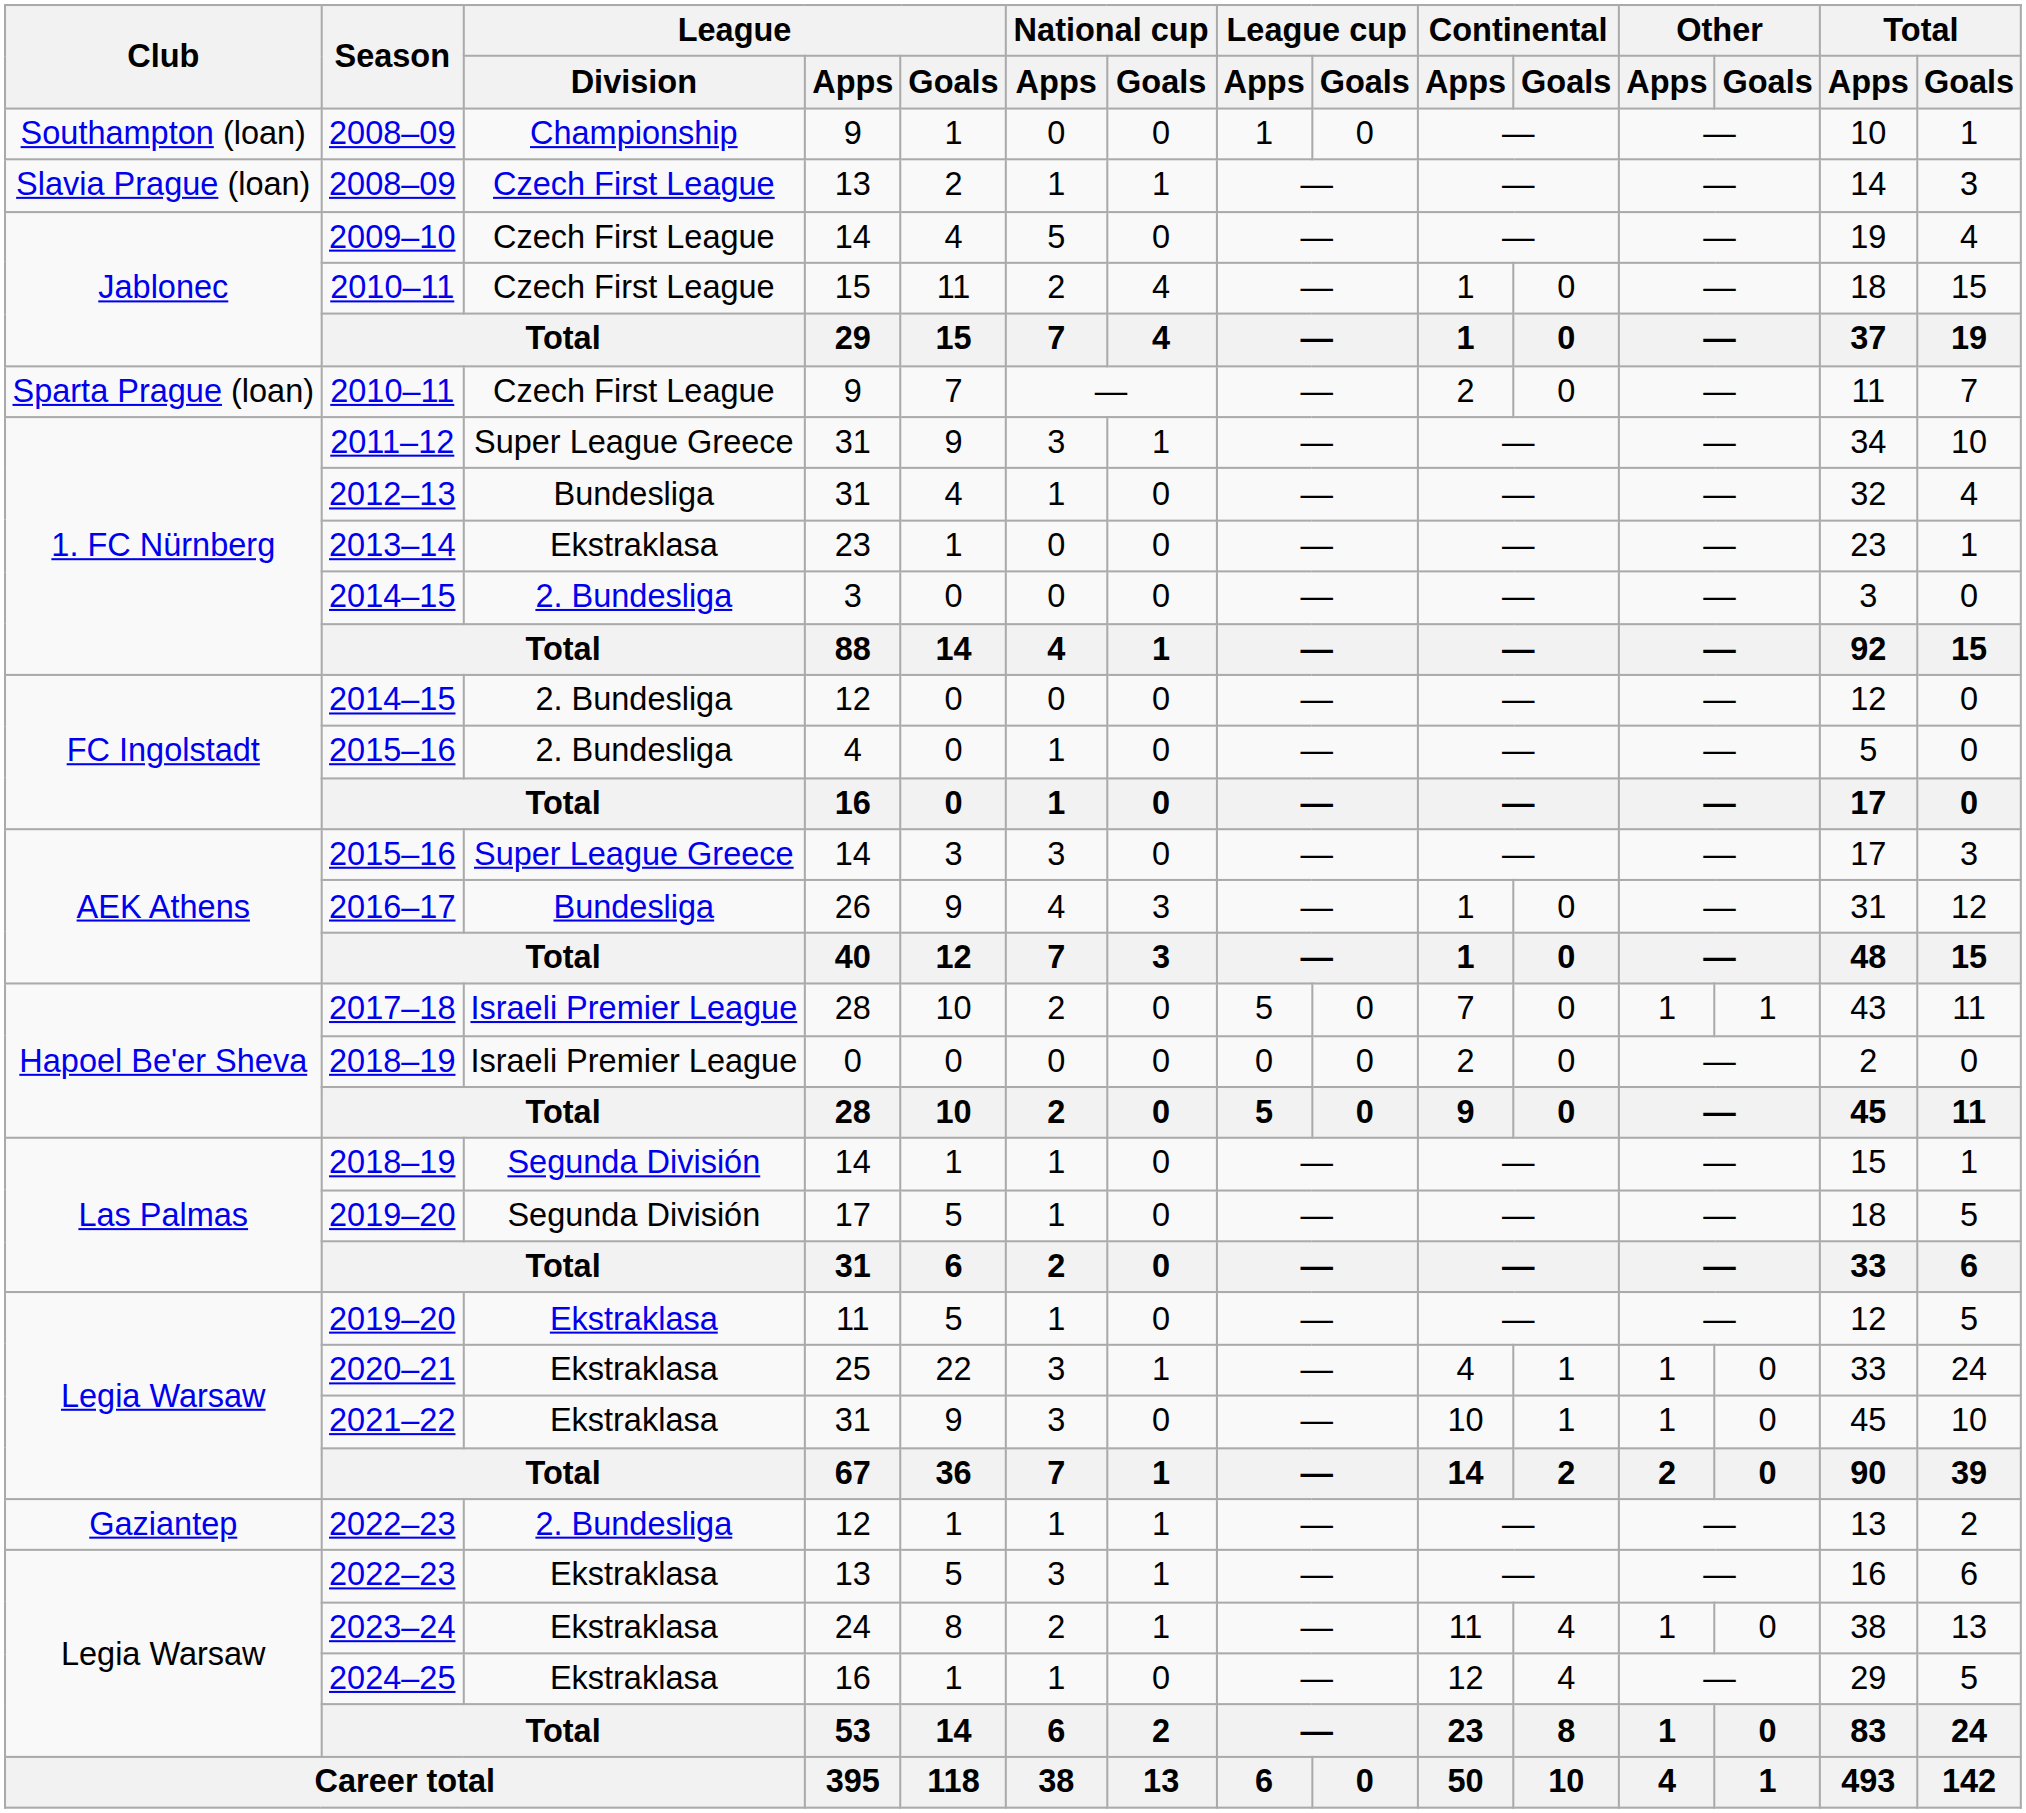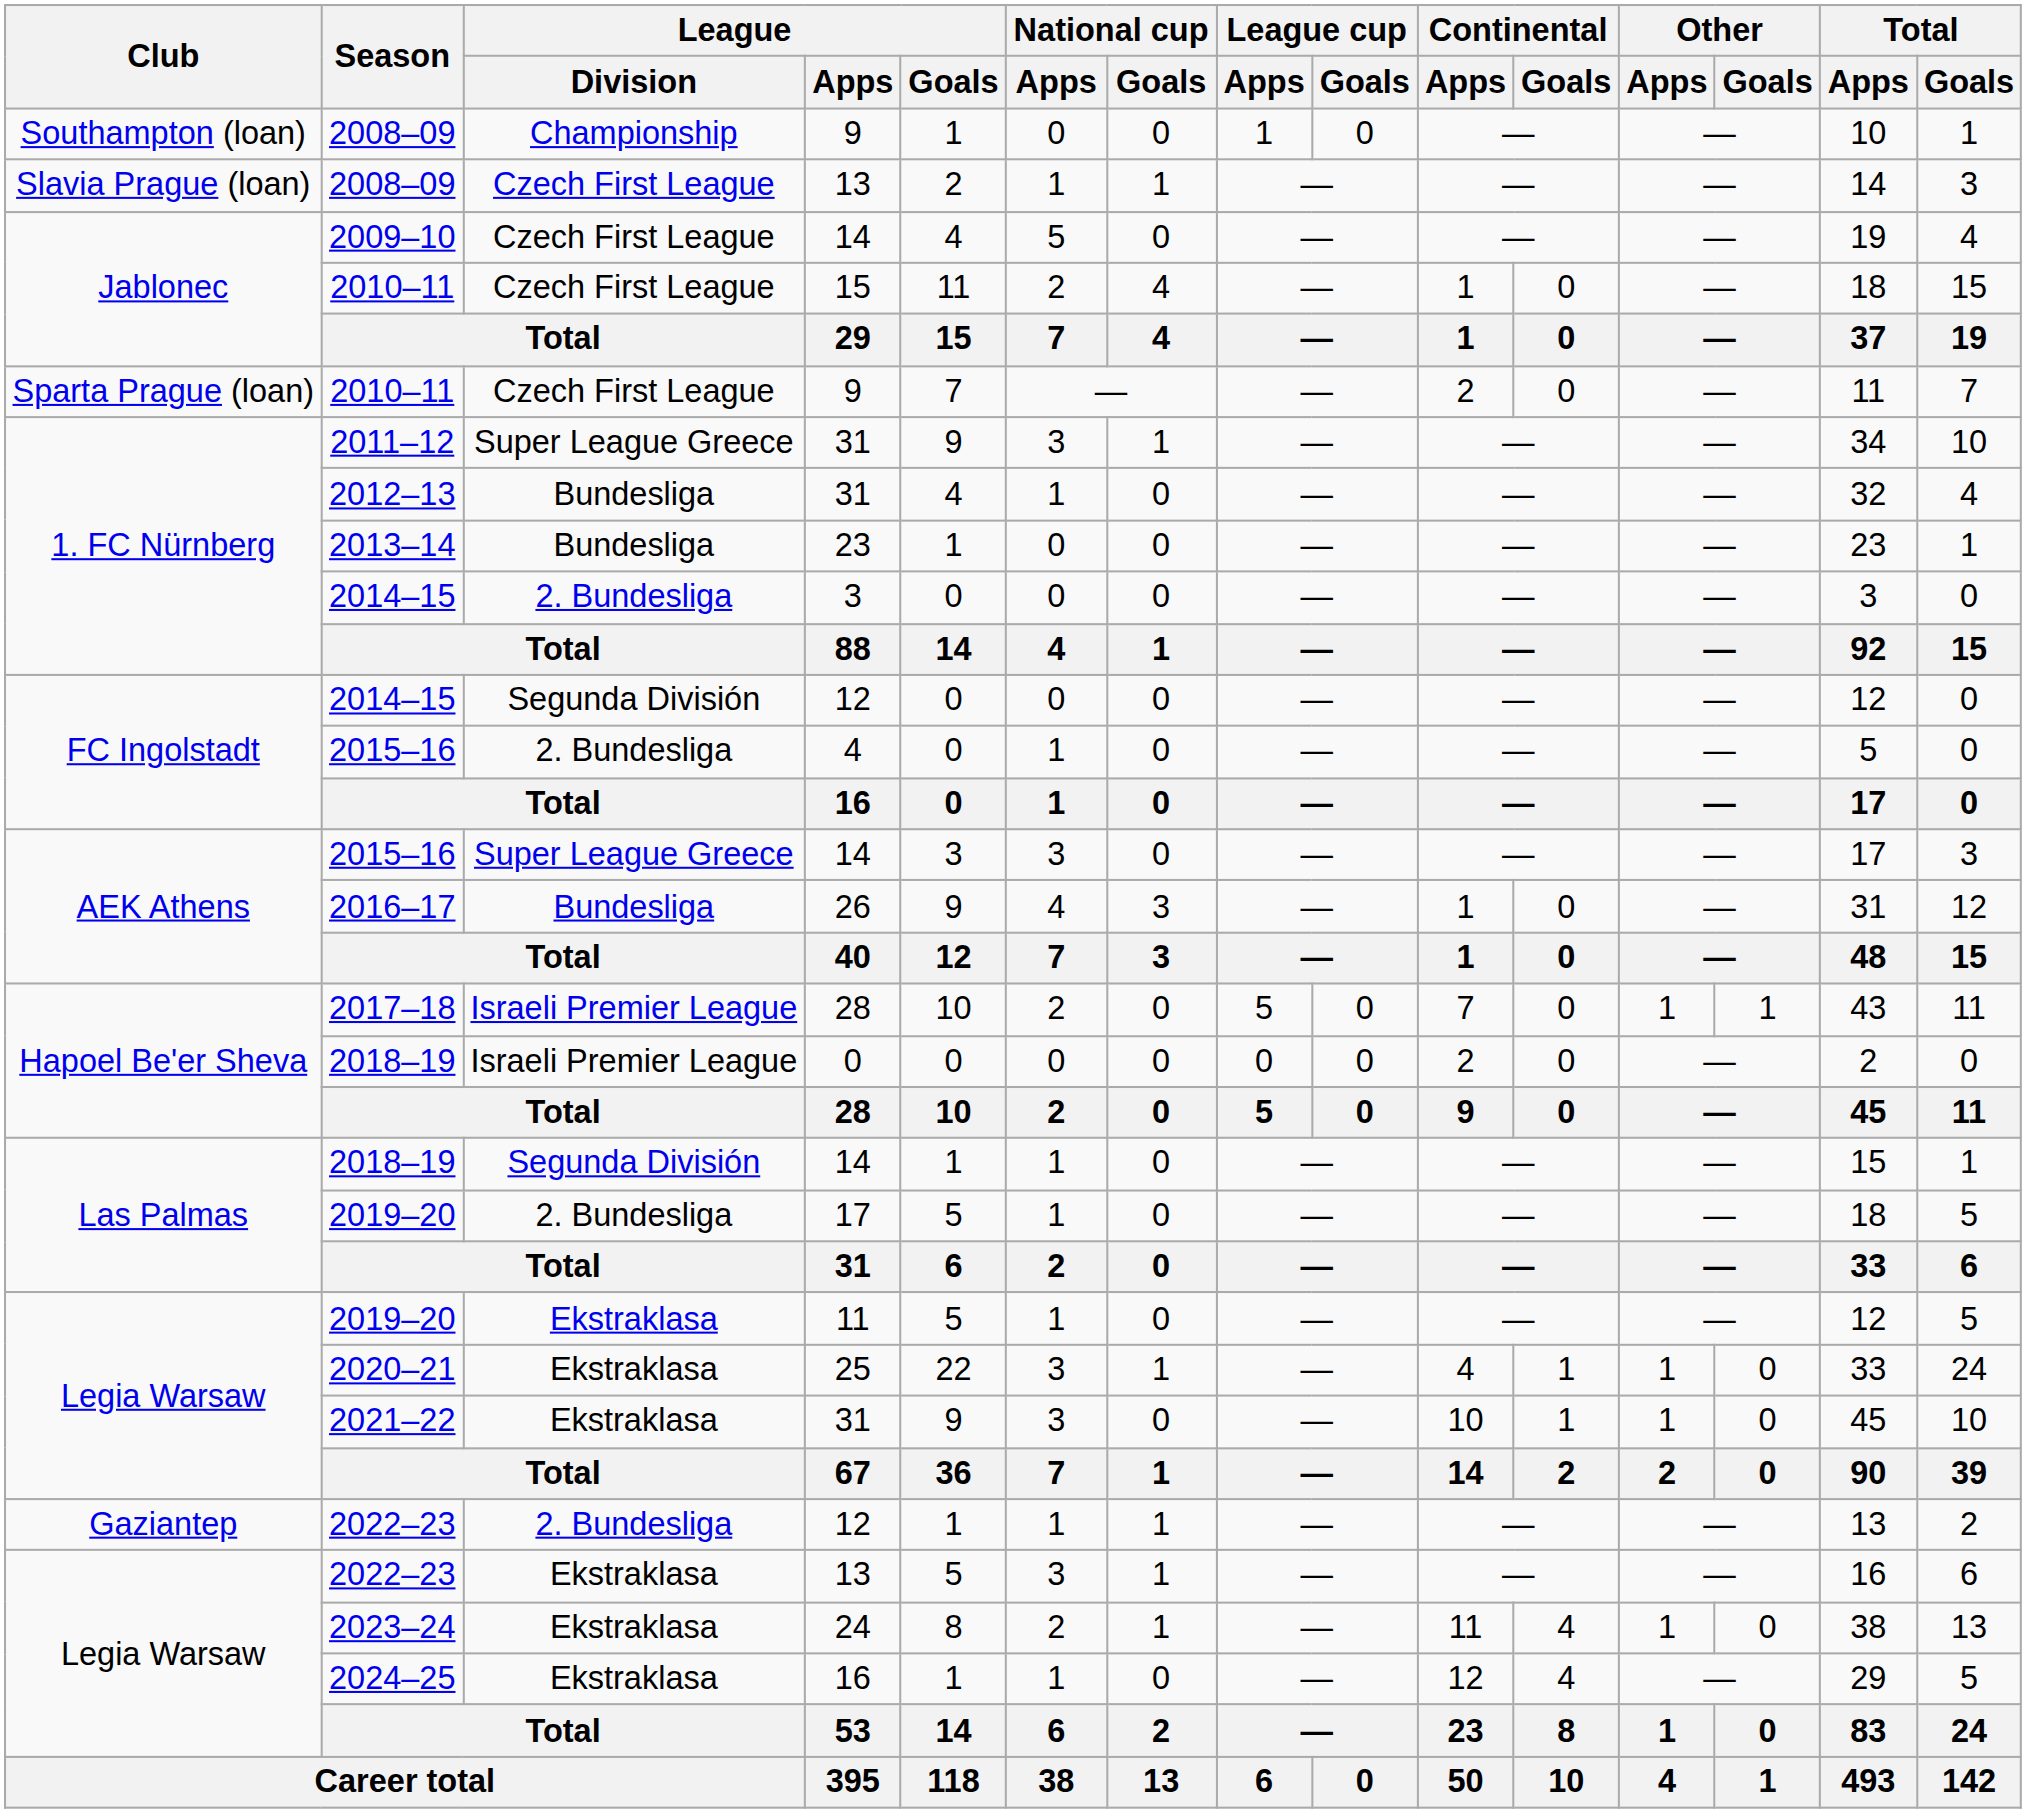(634, 545) Ekstraklasa -> (634, 545) Bundesliga
(634, 699) 2. Bundesliga -> (634, 699) Segunda División
(634, 1215) Segunda División -> (634, 1215) 2. Bundesliga
